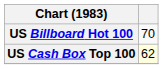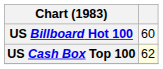(148, 34) 70 -> (148, 34) 60
